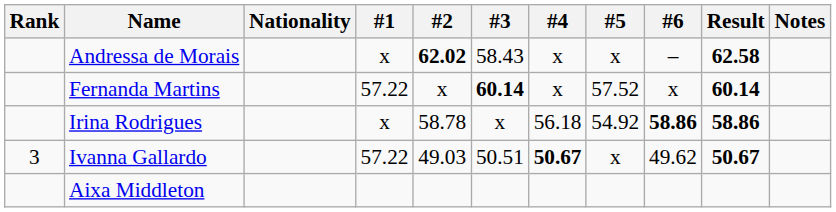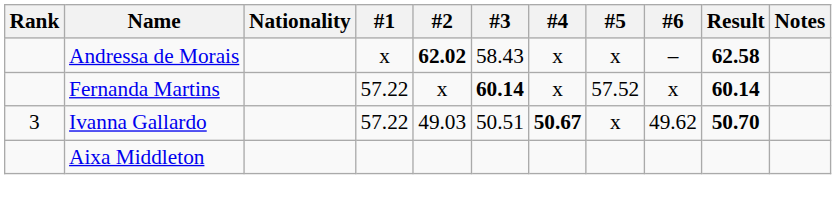- row: (136, 122)
(736, 156) 50.67 -> (736, 122) 50.70
